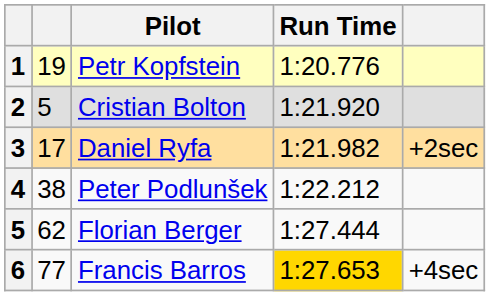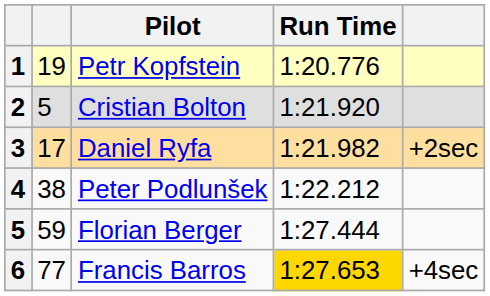(52, 230) 62 -> (52, 230) 59
